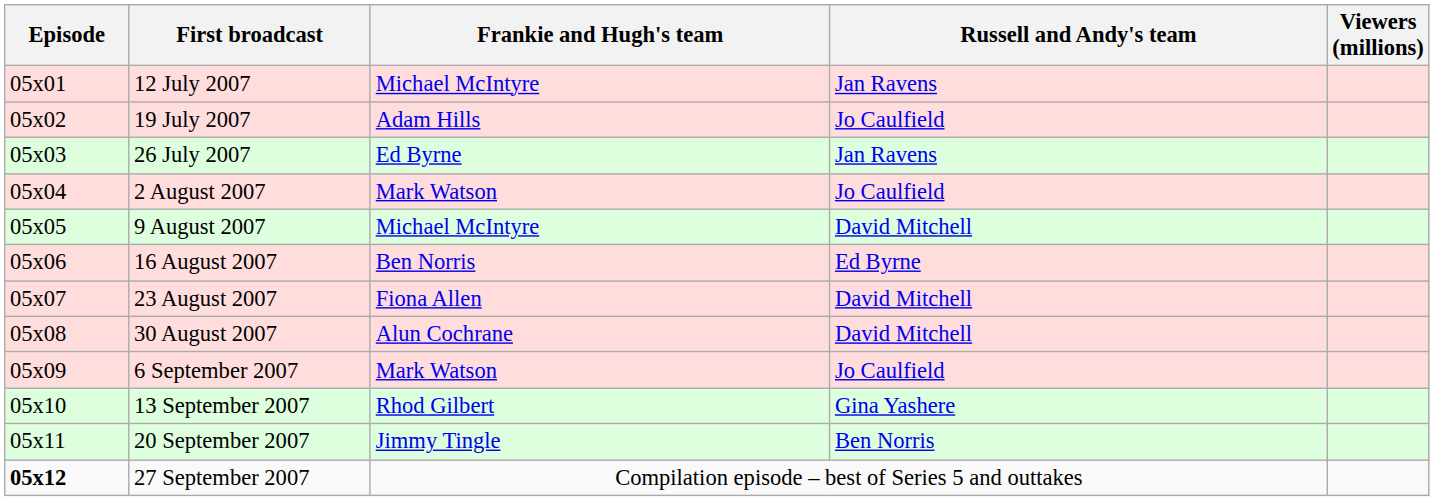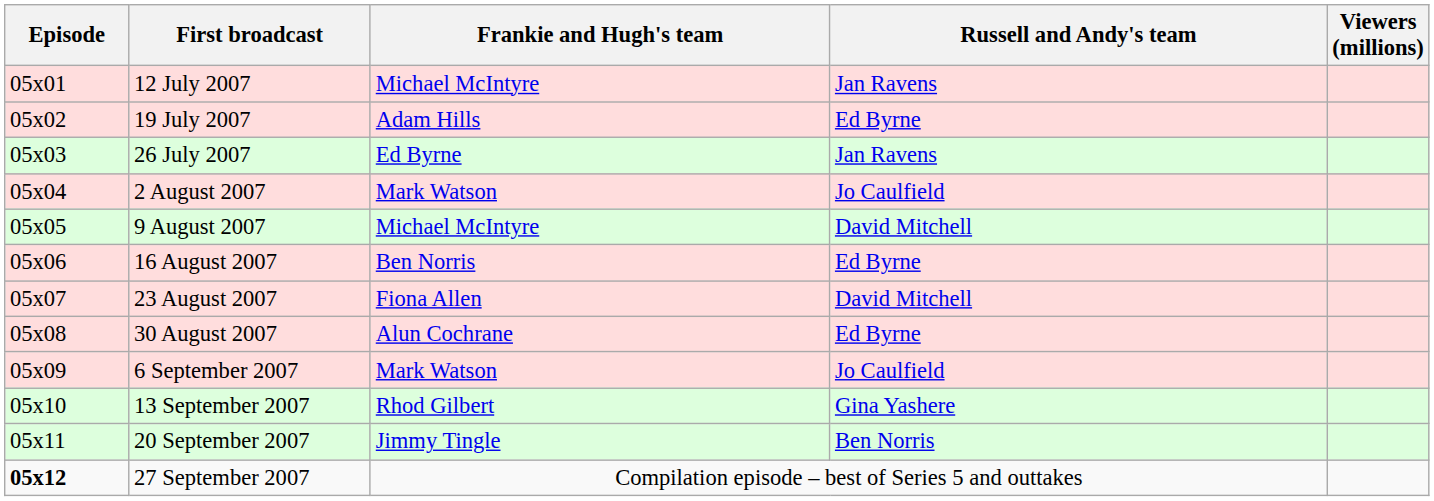(890, 119) Jo Caulfield -> (878, 119) Ed Byrne
(904, 333) David Mitchell -> (878, 333) Ed Byrne
